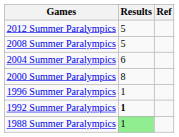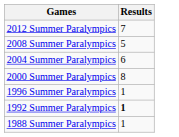- column: (164, 12)
(123, 28) 5 -> (123, 28) 7
(123, 124) lightgreen background -> (123, 124) no background
